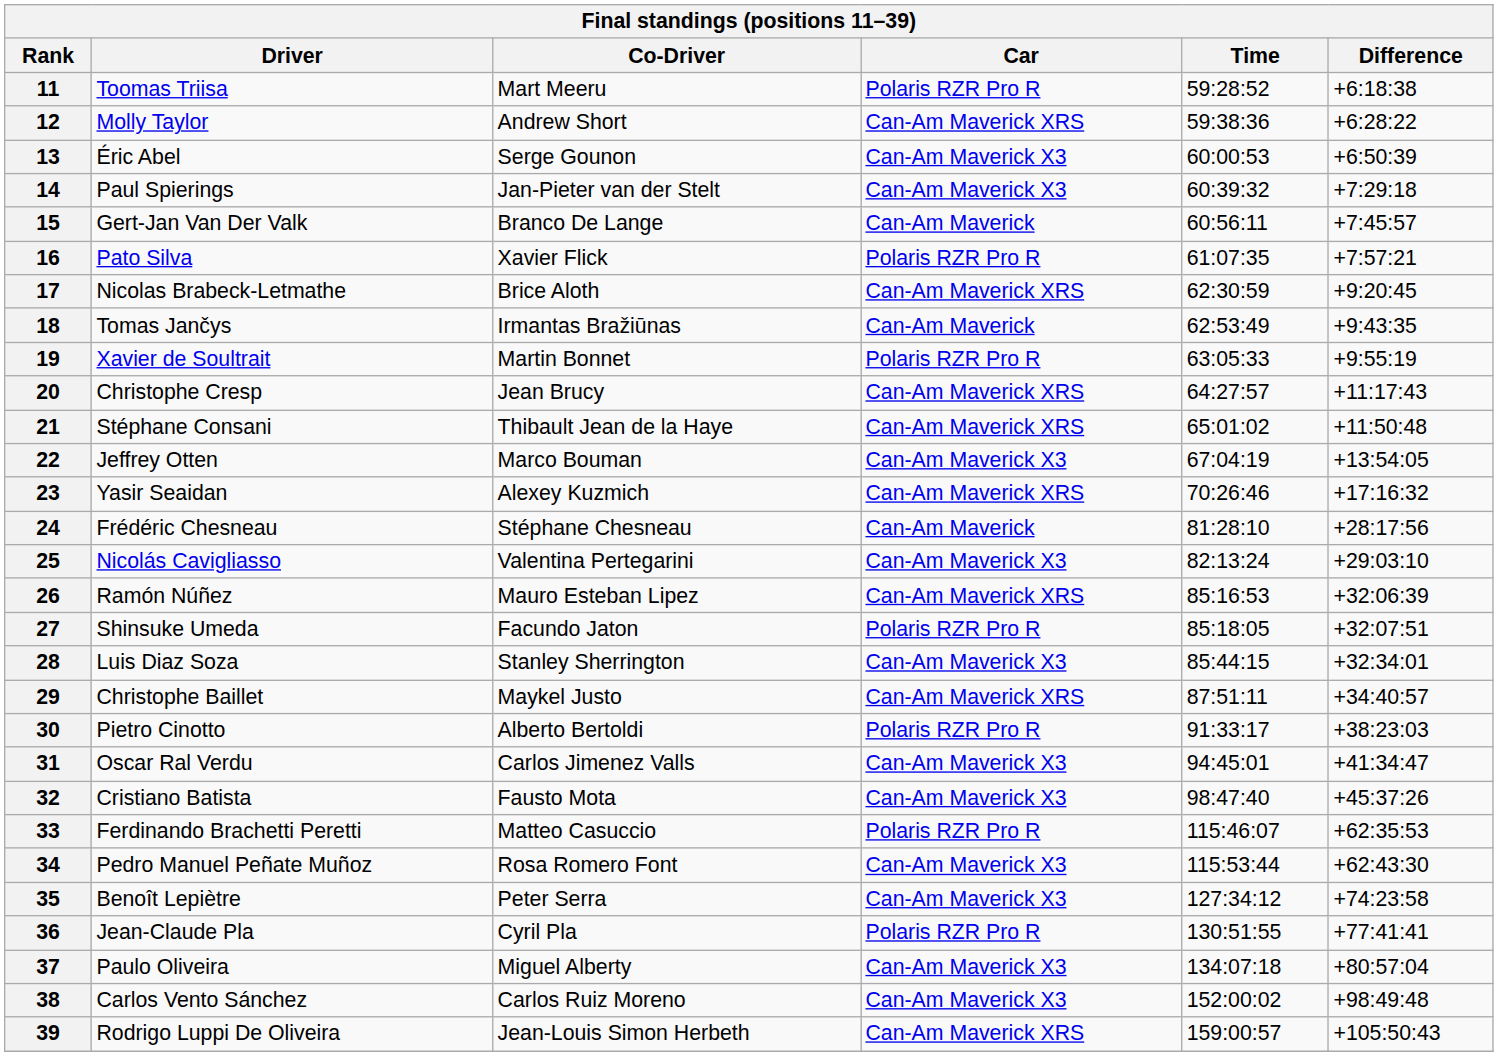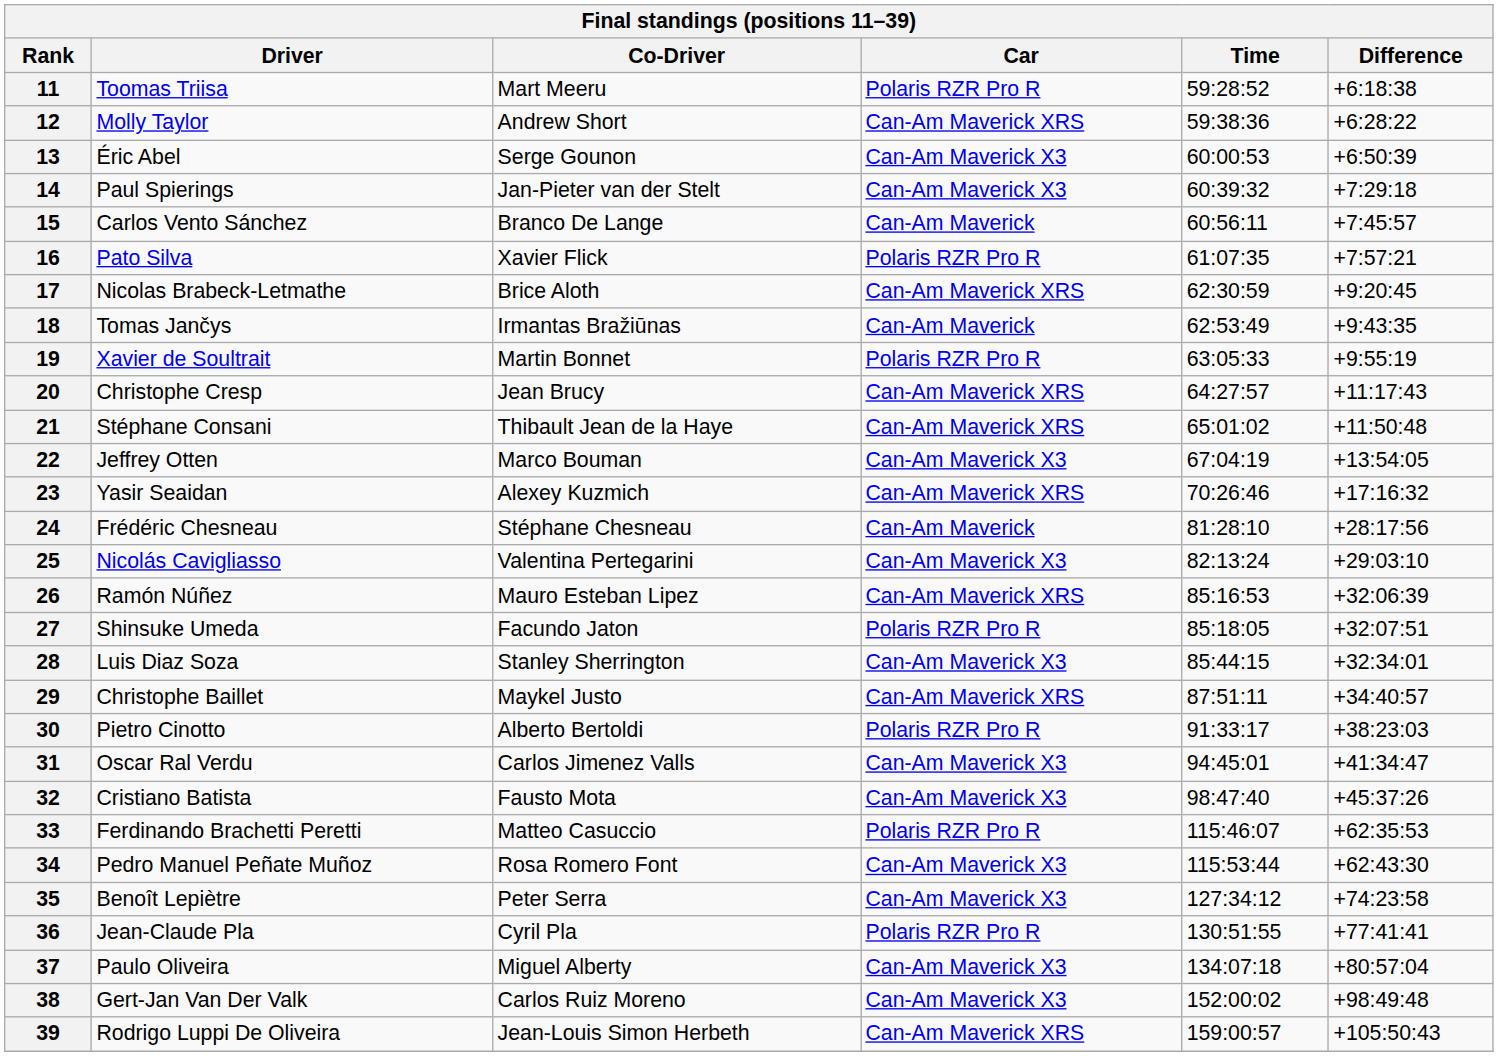(202, 223) Gert-Jan Van Der Valk -> (202, 223) Carlos Vento Sánchez
(202, 1000) Carlos Vento Sánchez -> (202, 1000) Gert-Jan Van Der Valk
